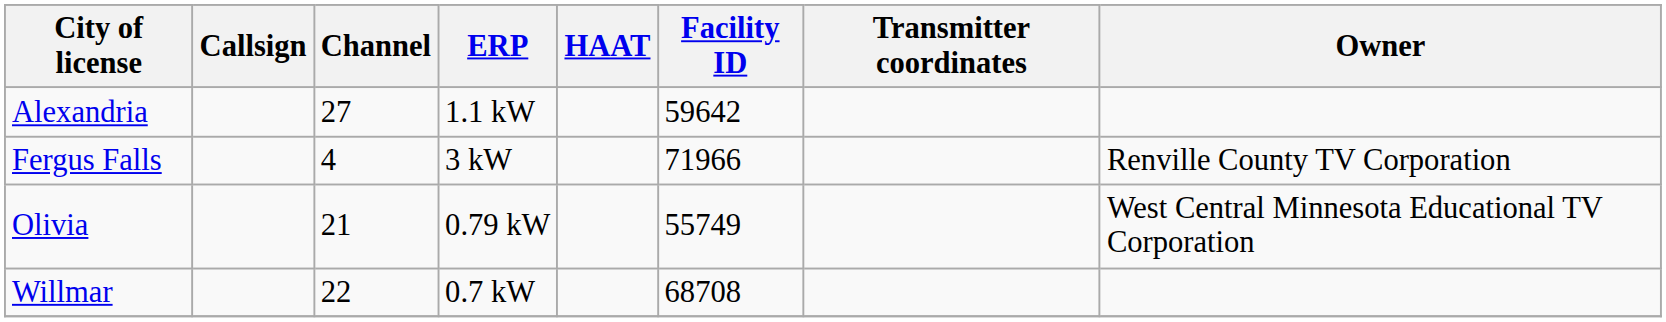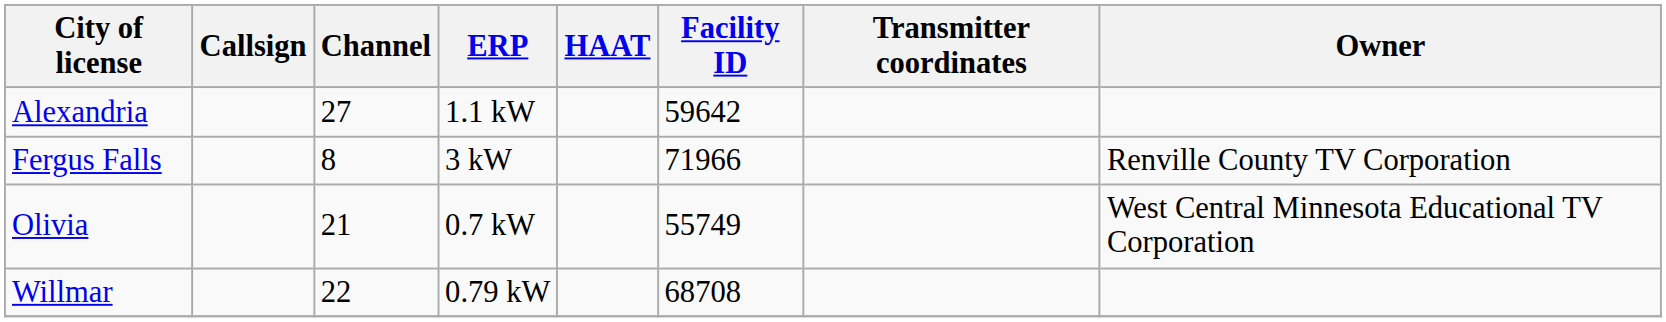(328, 160) 4 -> (328, 160) 8
(498, 225) 0.79 kW -> (490, 225) 0.7 kW
(490, 291) 0.7 kW -> (498, 291) 0.79 kW
